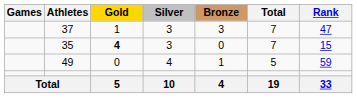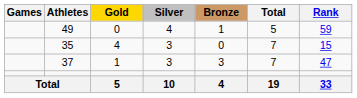rows swapped: (68, 63) <-> (68, 30)
(117, 46) bold -> (117, 46) normal
